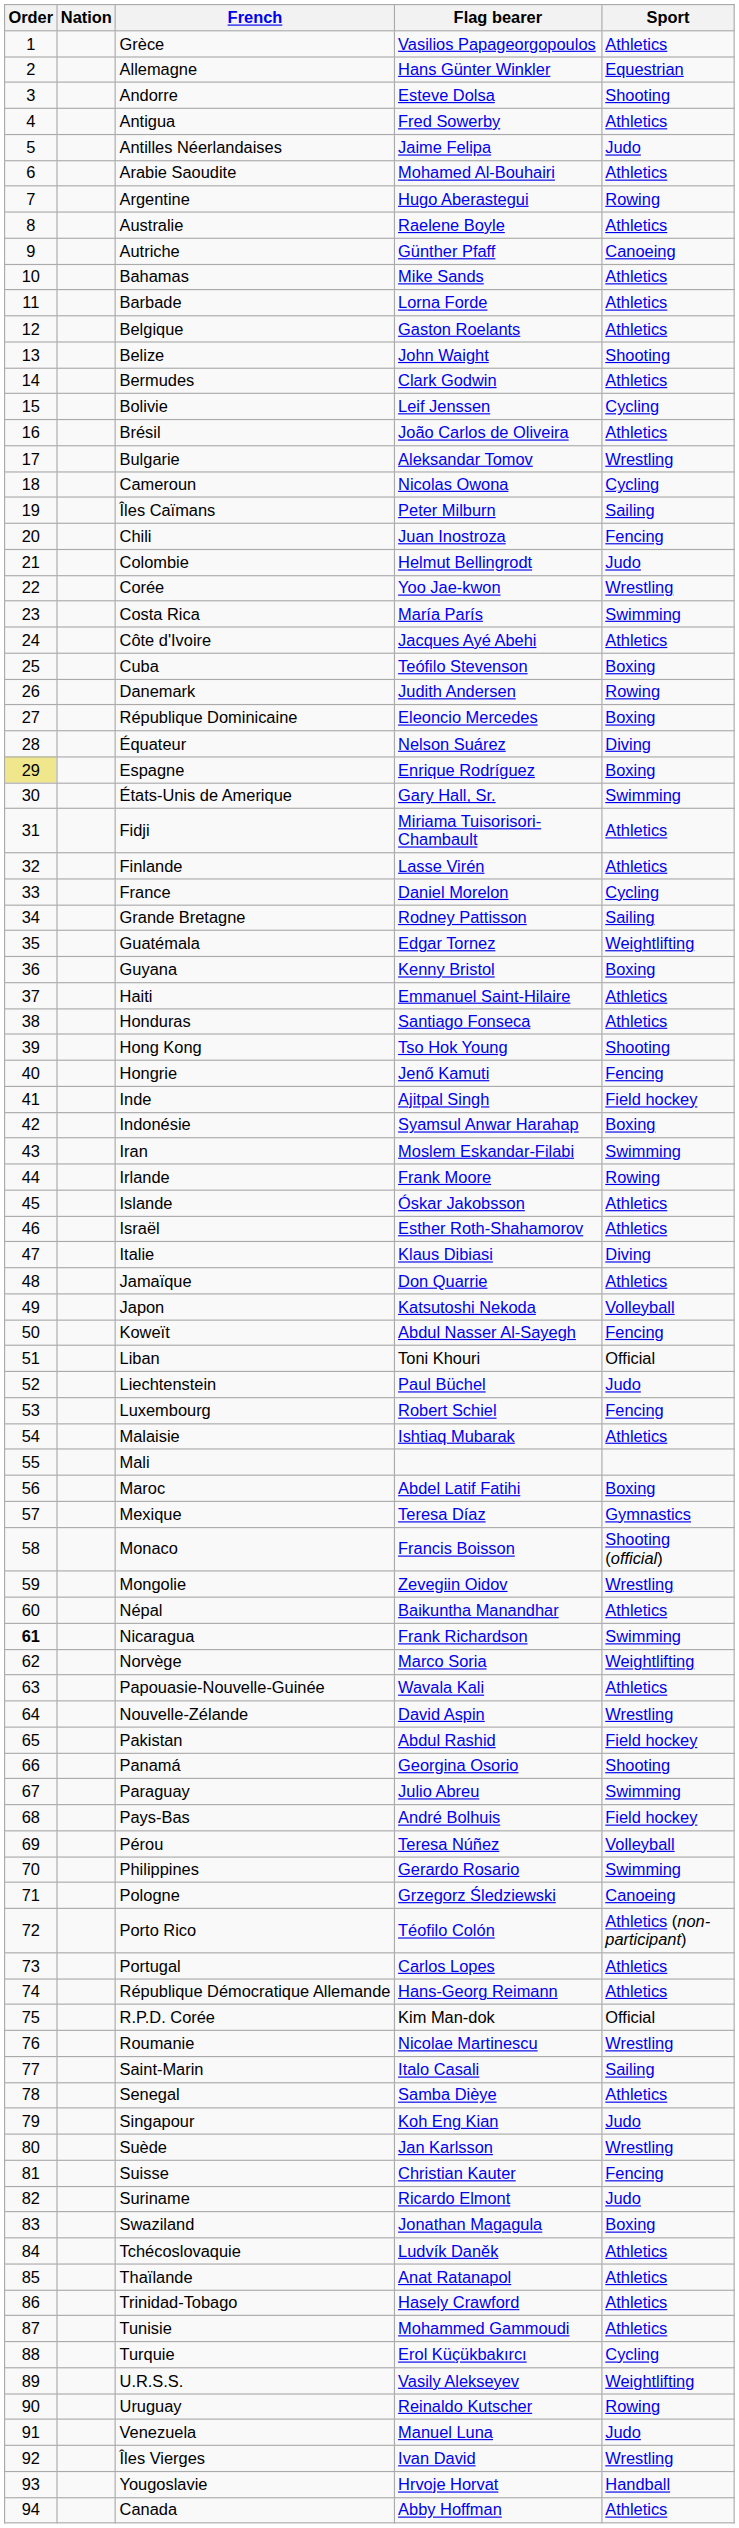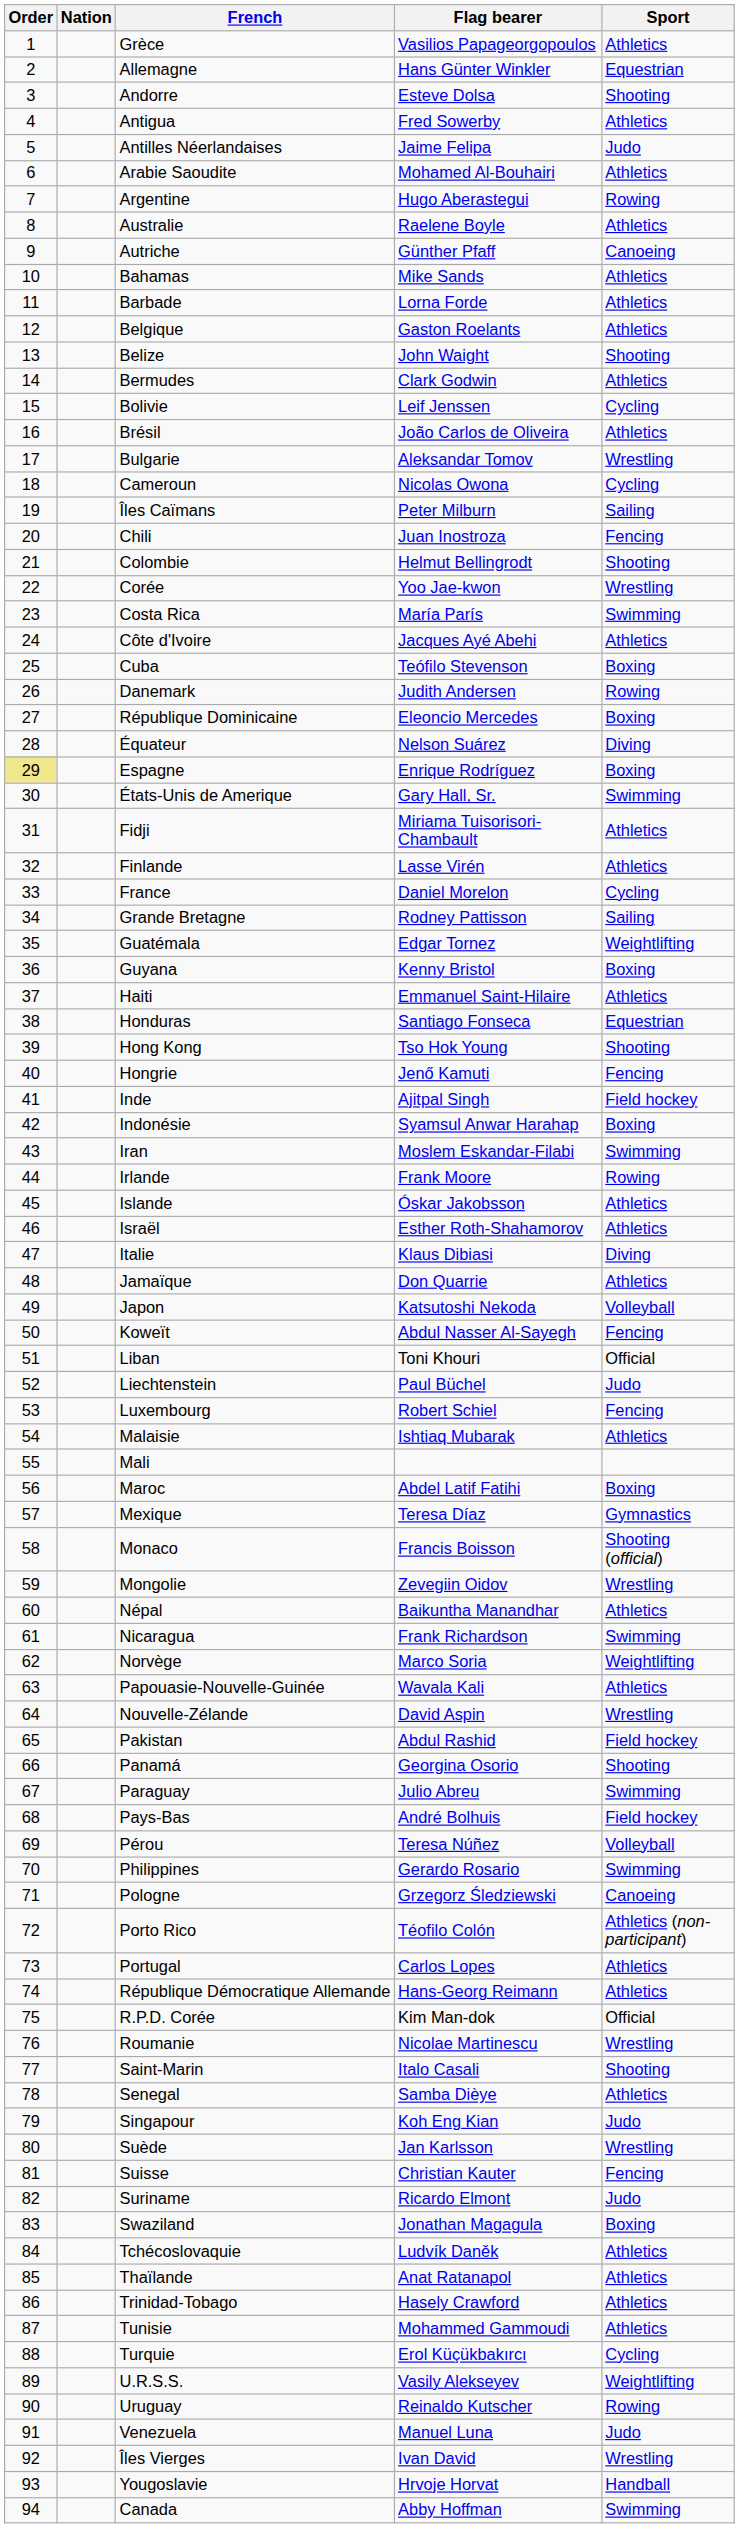(623, 563) Judo -> (638, 563) Shooting
(636, 1022) Athletics -> (645, 1022) Equestrian
(31, 1636) bold -> (31, 1636) normal
(630, 2070) Sailing -> (638, 2070) Shooting
(636, 2511) Athletics -> (643, 2511) Swimming
